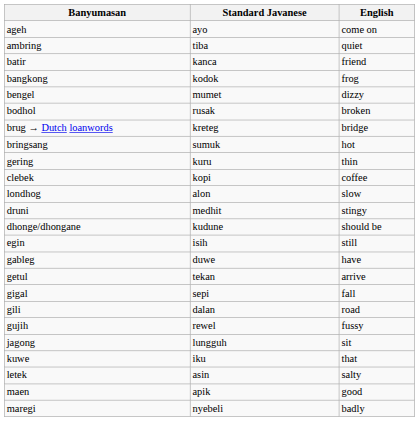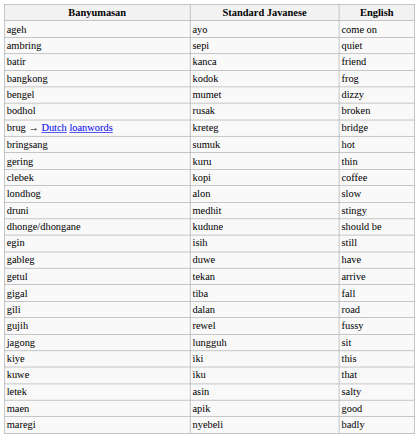(200, 45) tiba -> (201, 45) sepi
(201, 293) sepi -> (200, 293) tiba
+ row: (16, 359)
